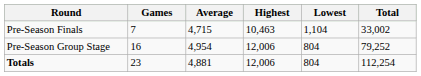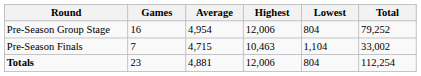rows swapped: (58, 46) <-> (45, 29)
